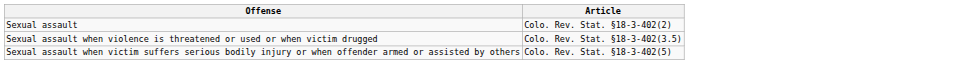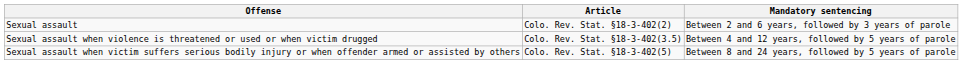+ column: (821, 11)
